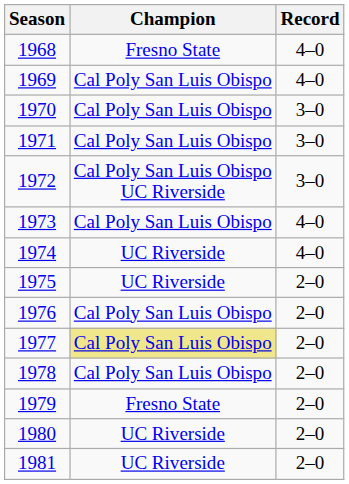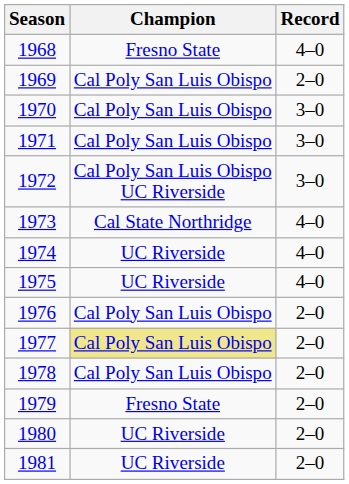(310, 79) 4–0 -> (310, 79) 2–0
(173, 222) Cal Poly San Luis Obispo -> (173, 222) Cal State Northridge
(310, 282) 2–0 -> (310, 282) 4–0
